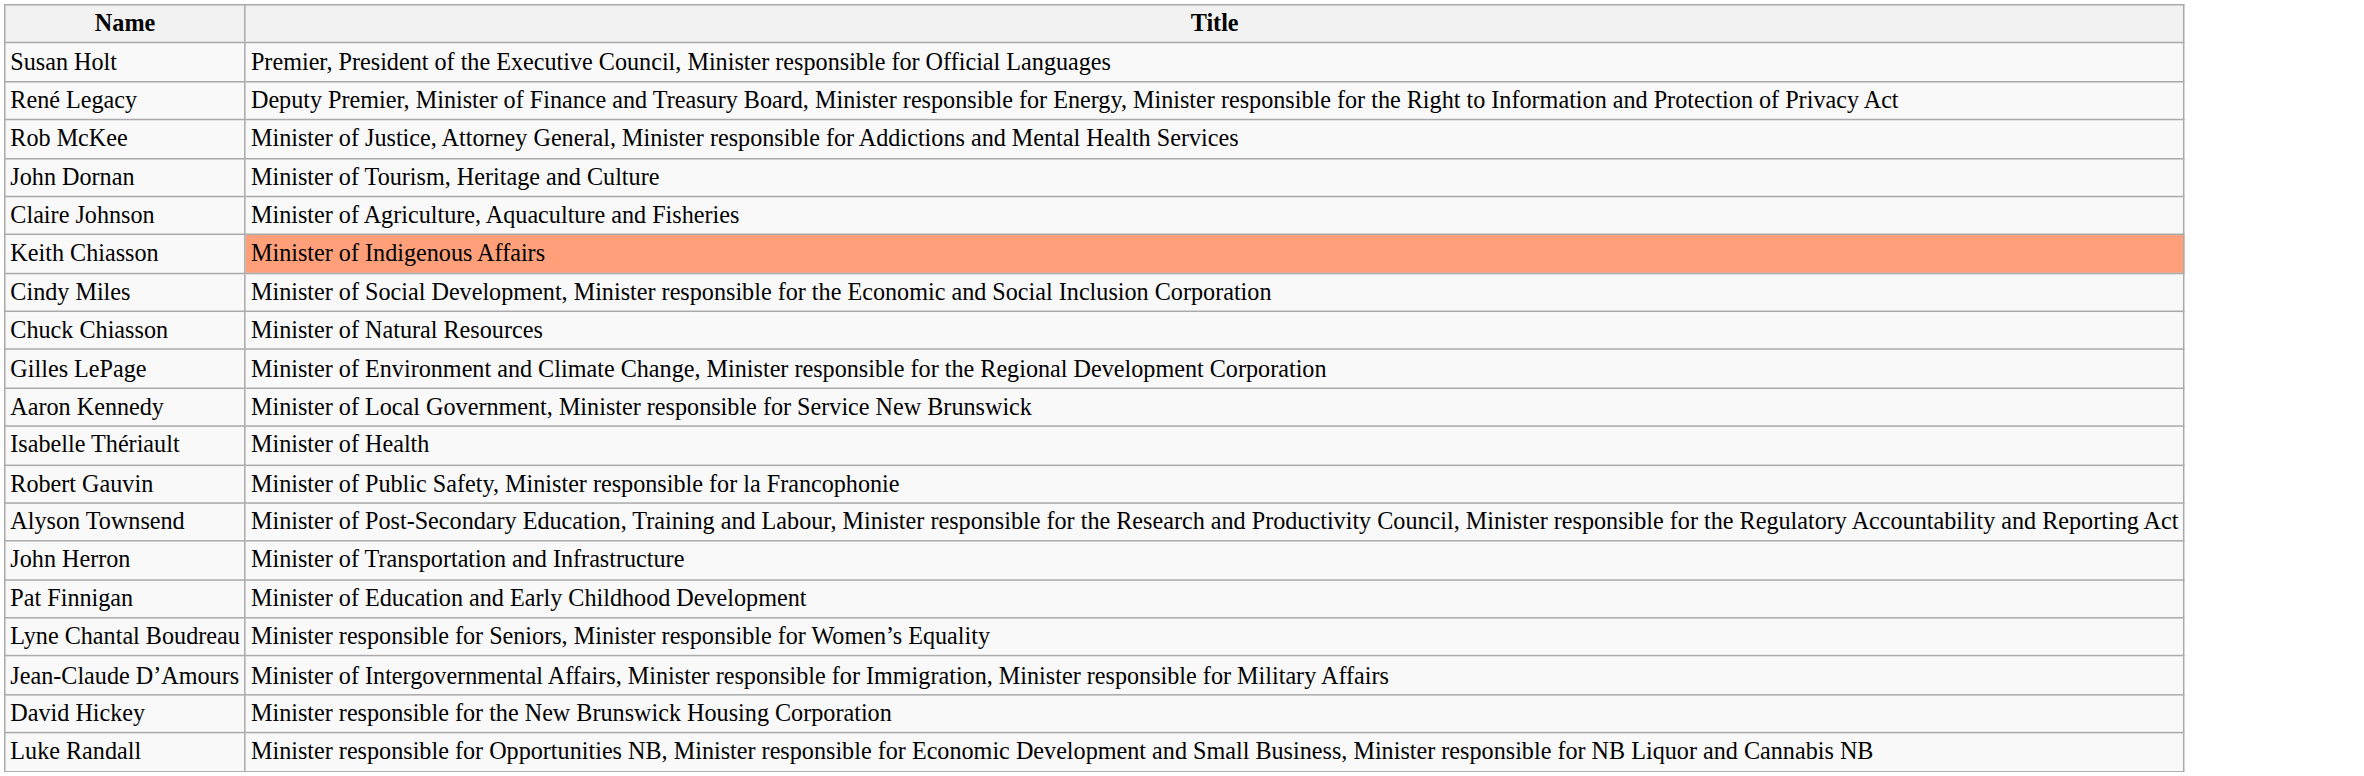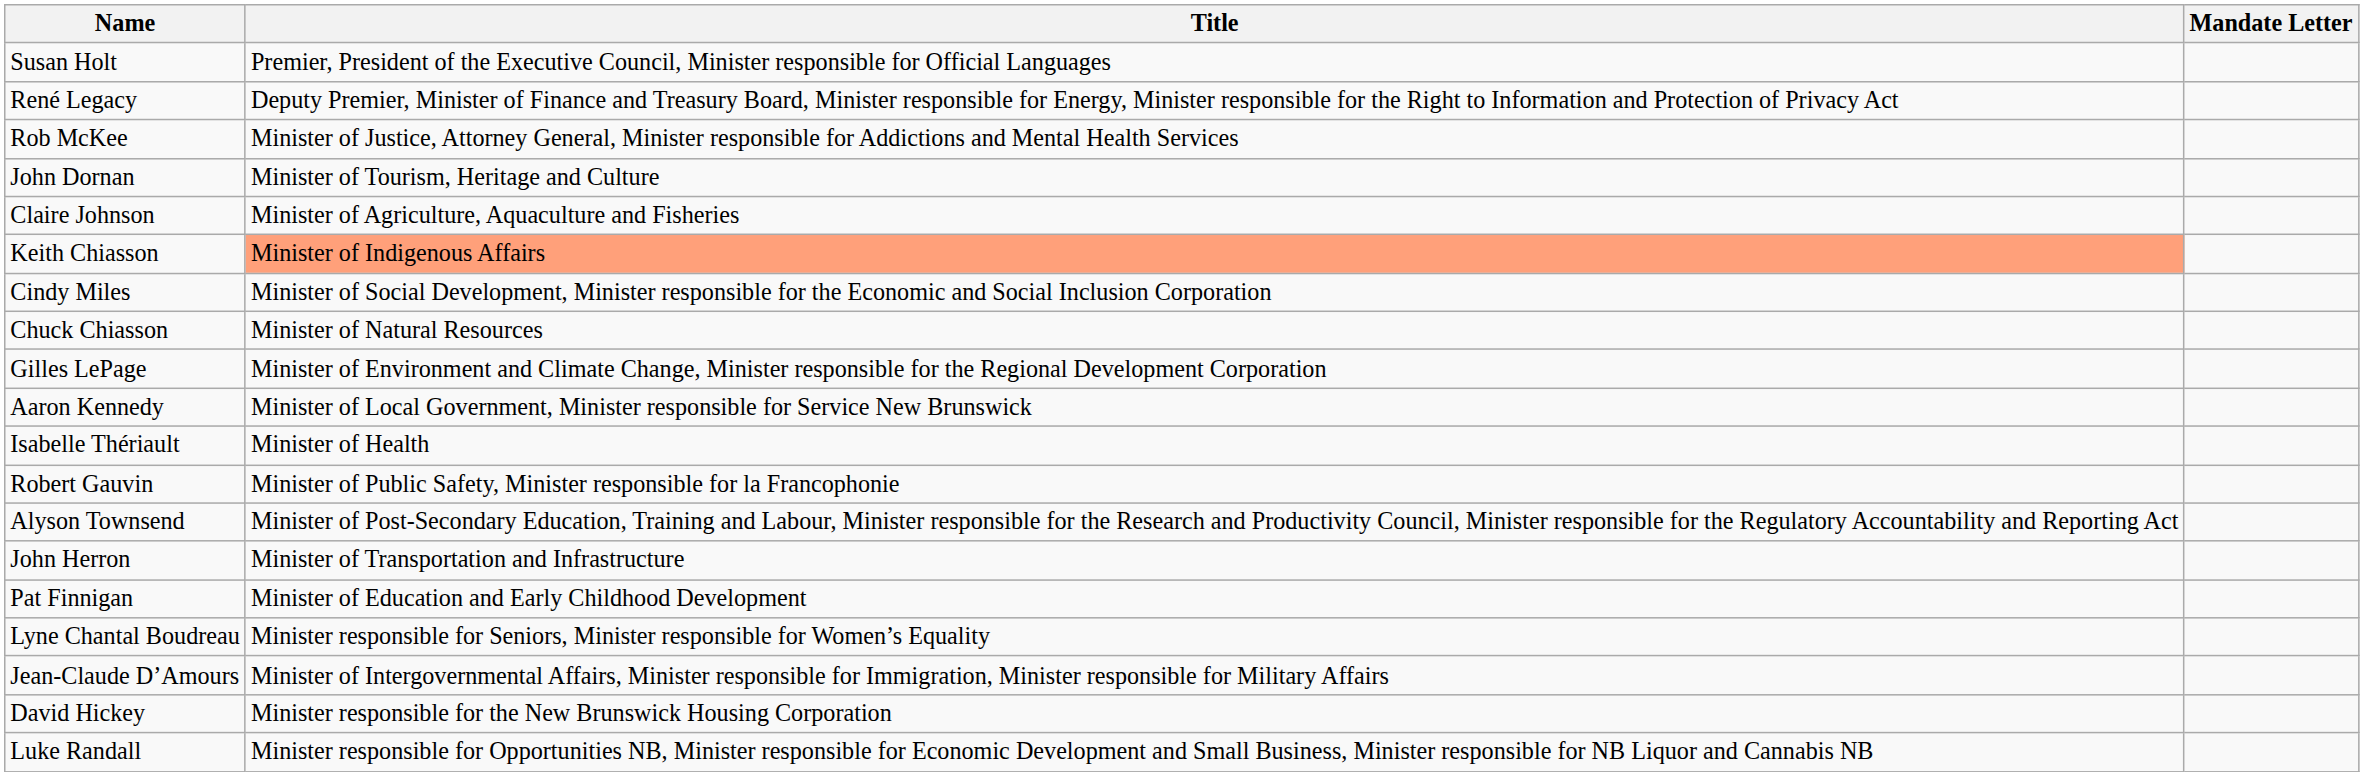+ column: (2271, 23)
